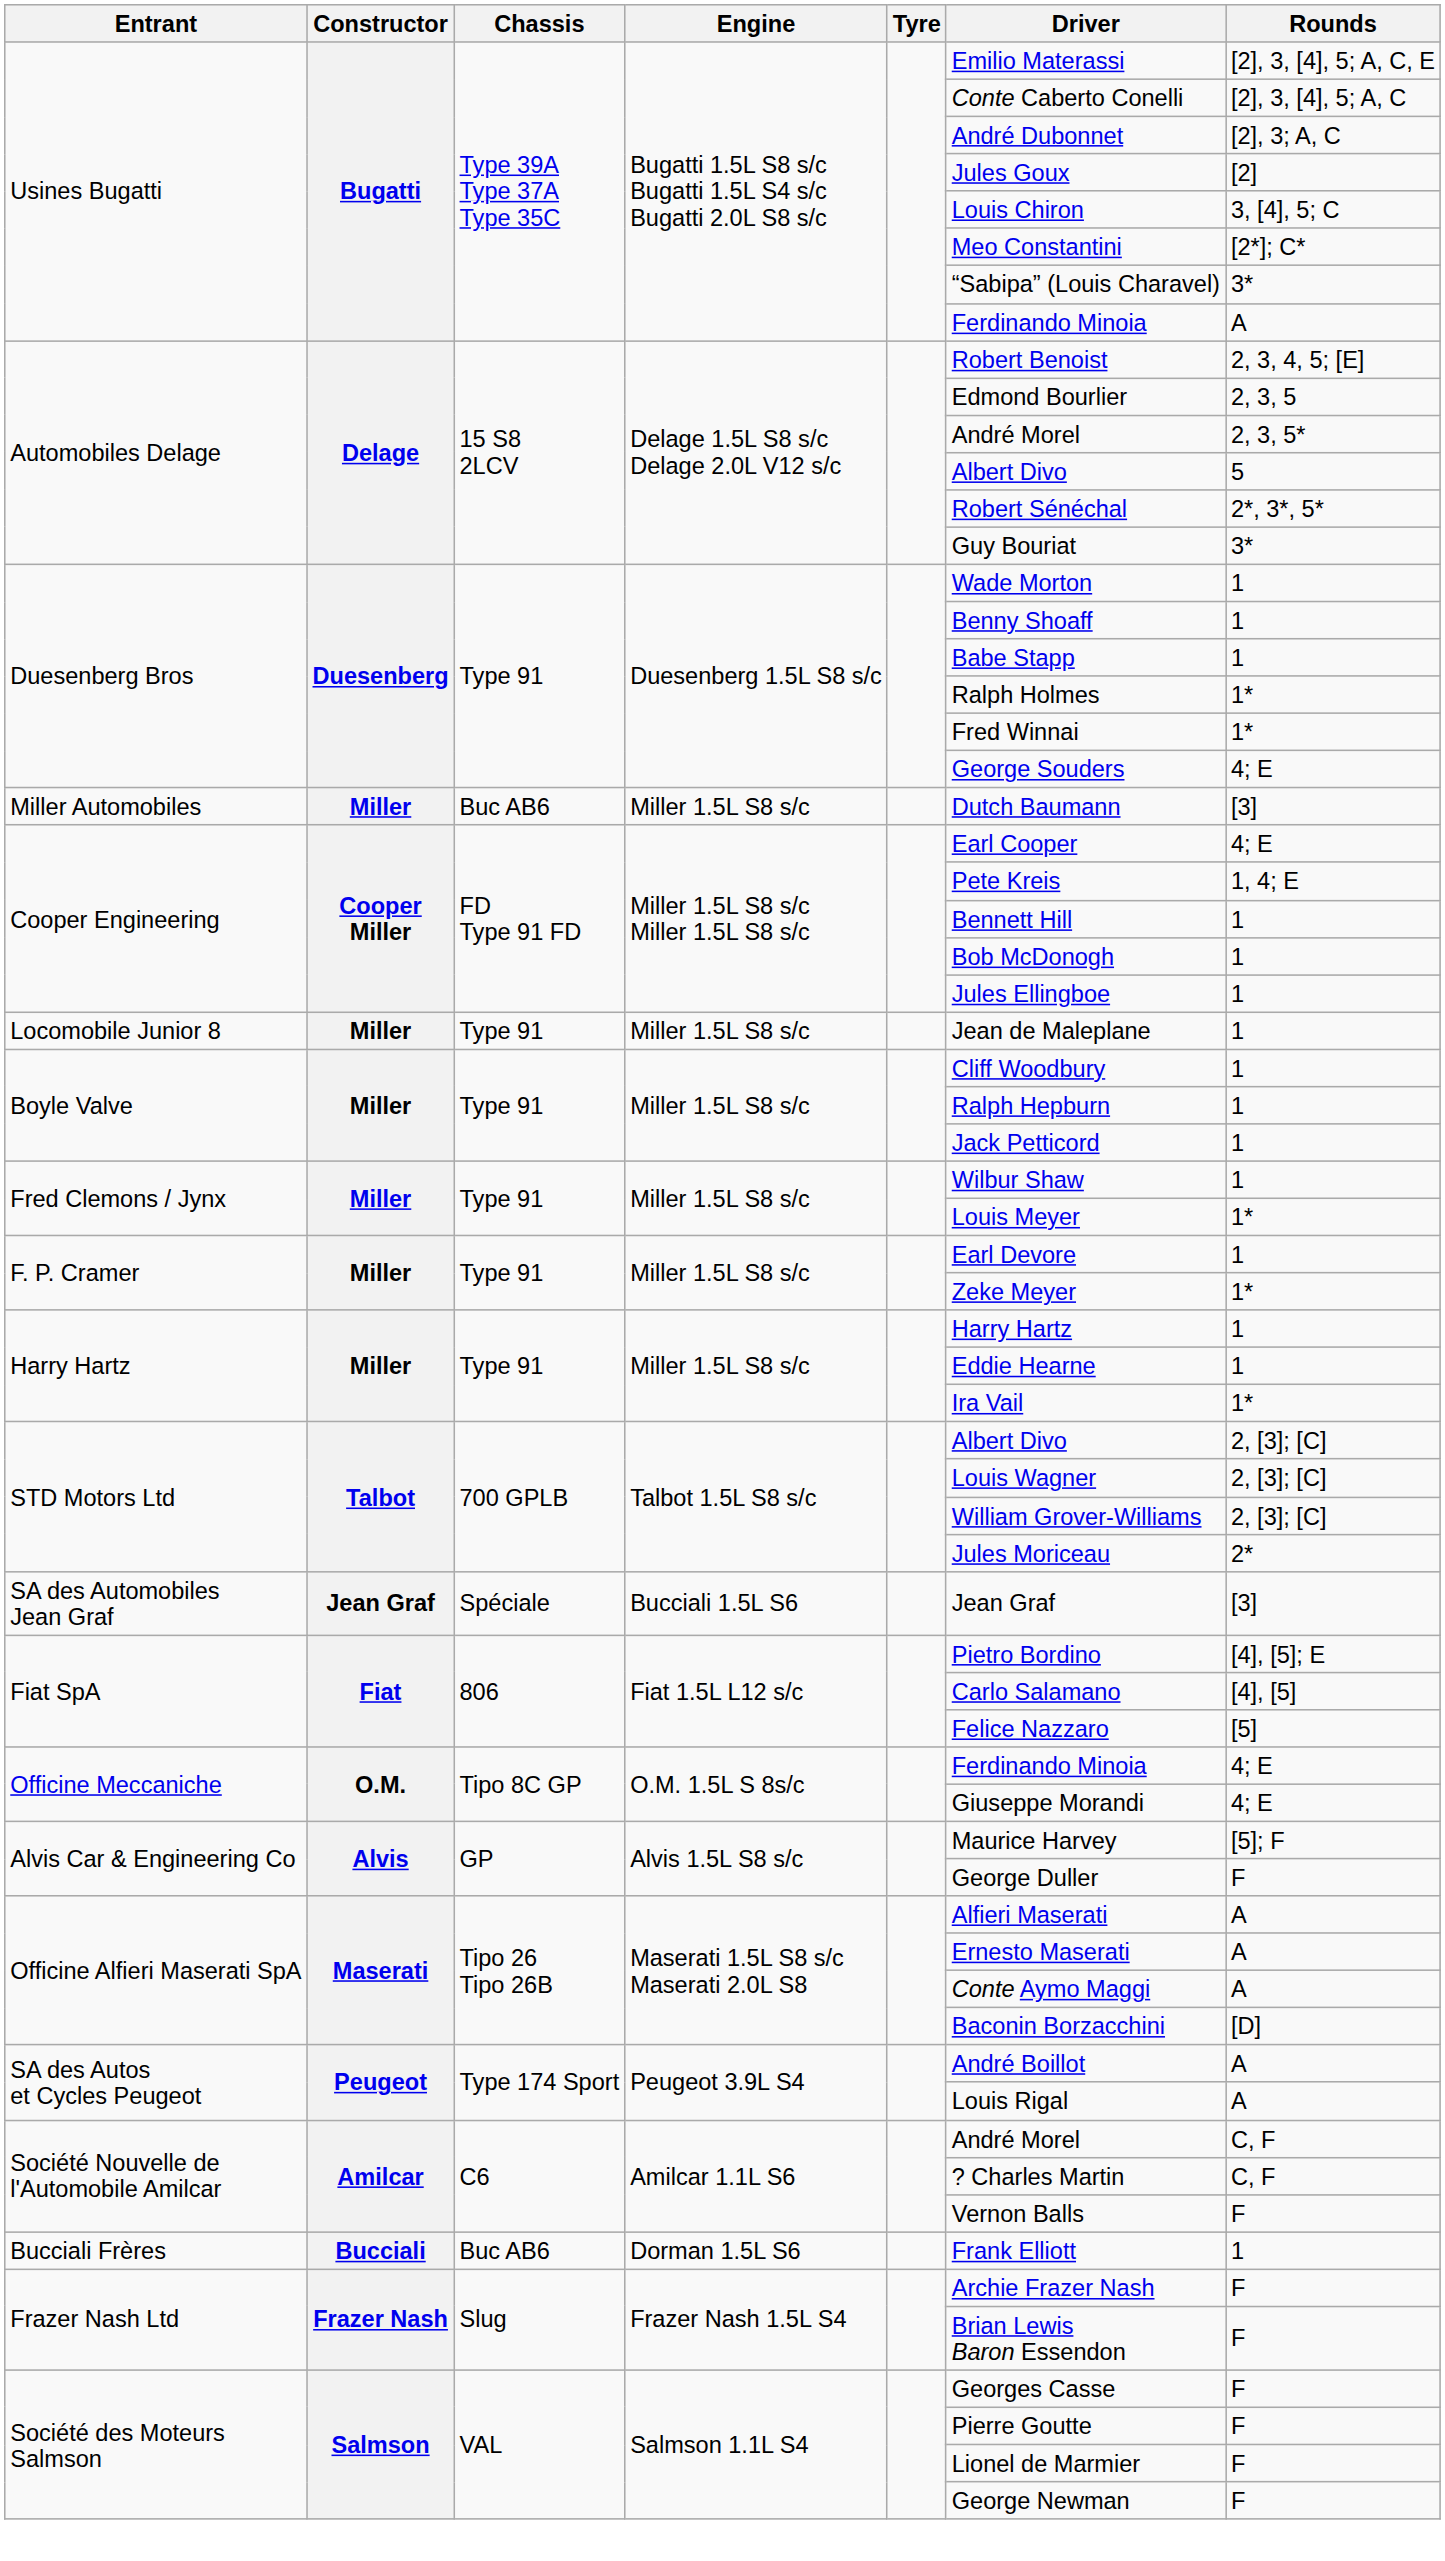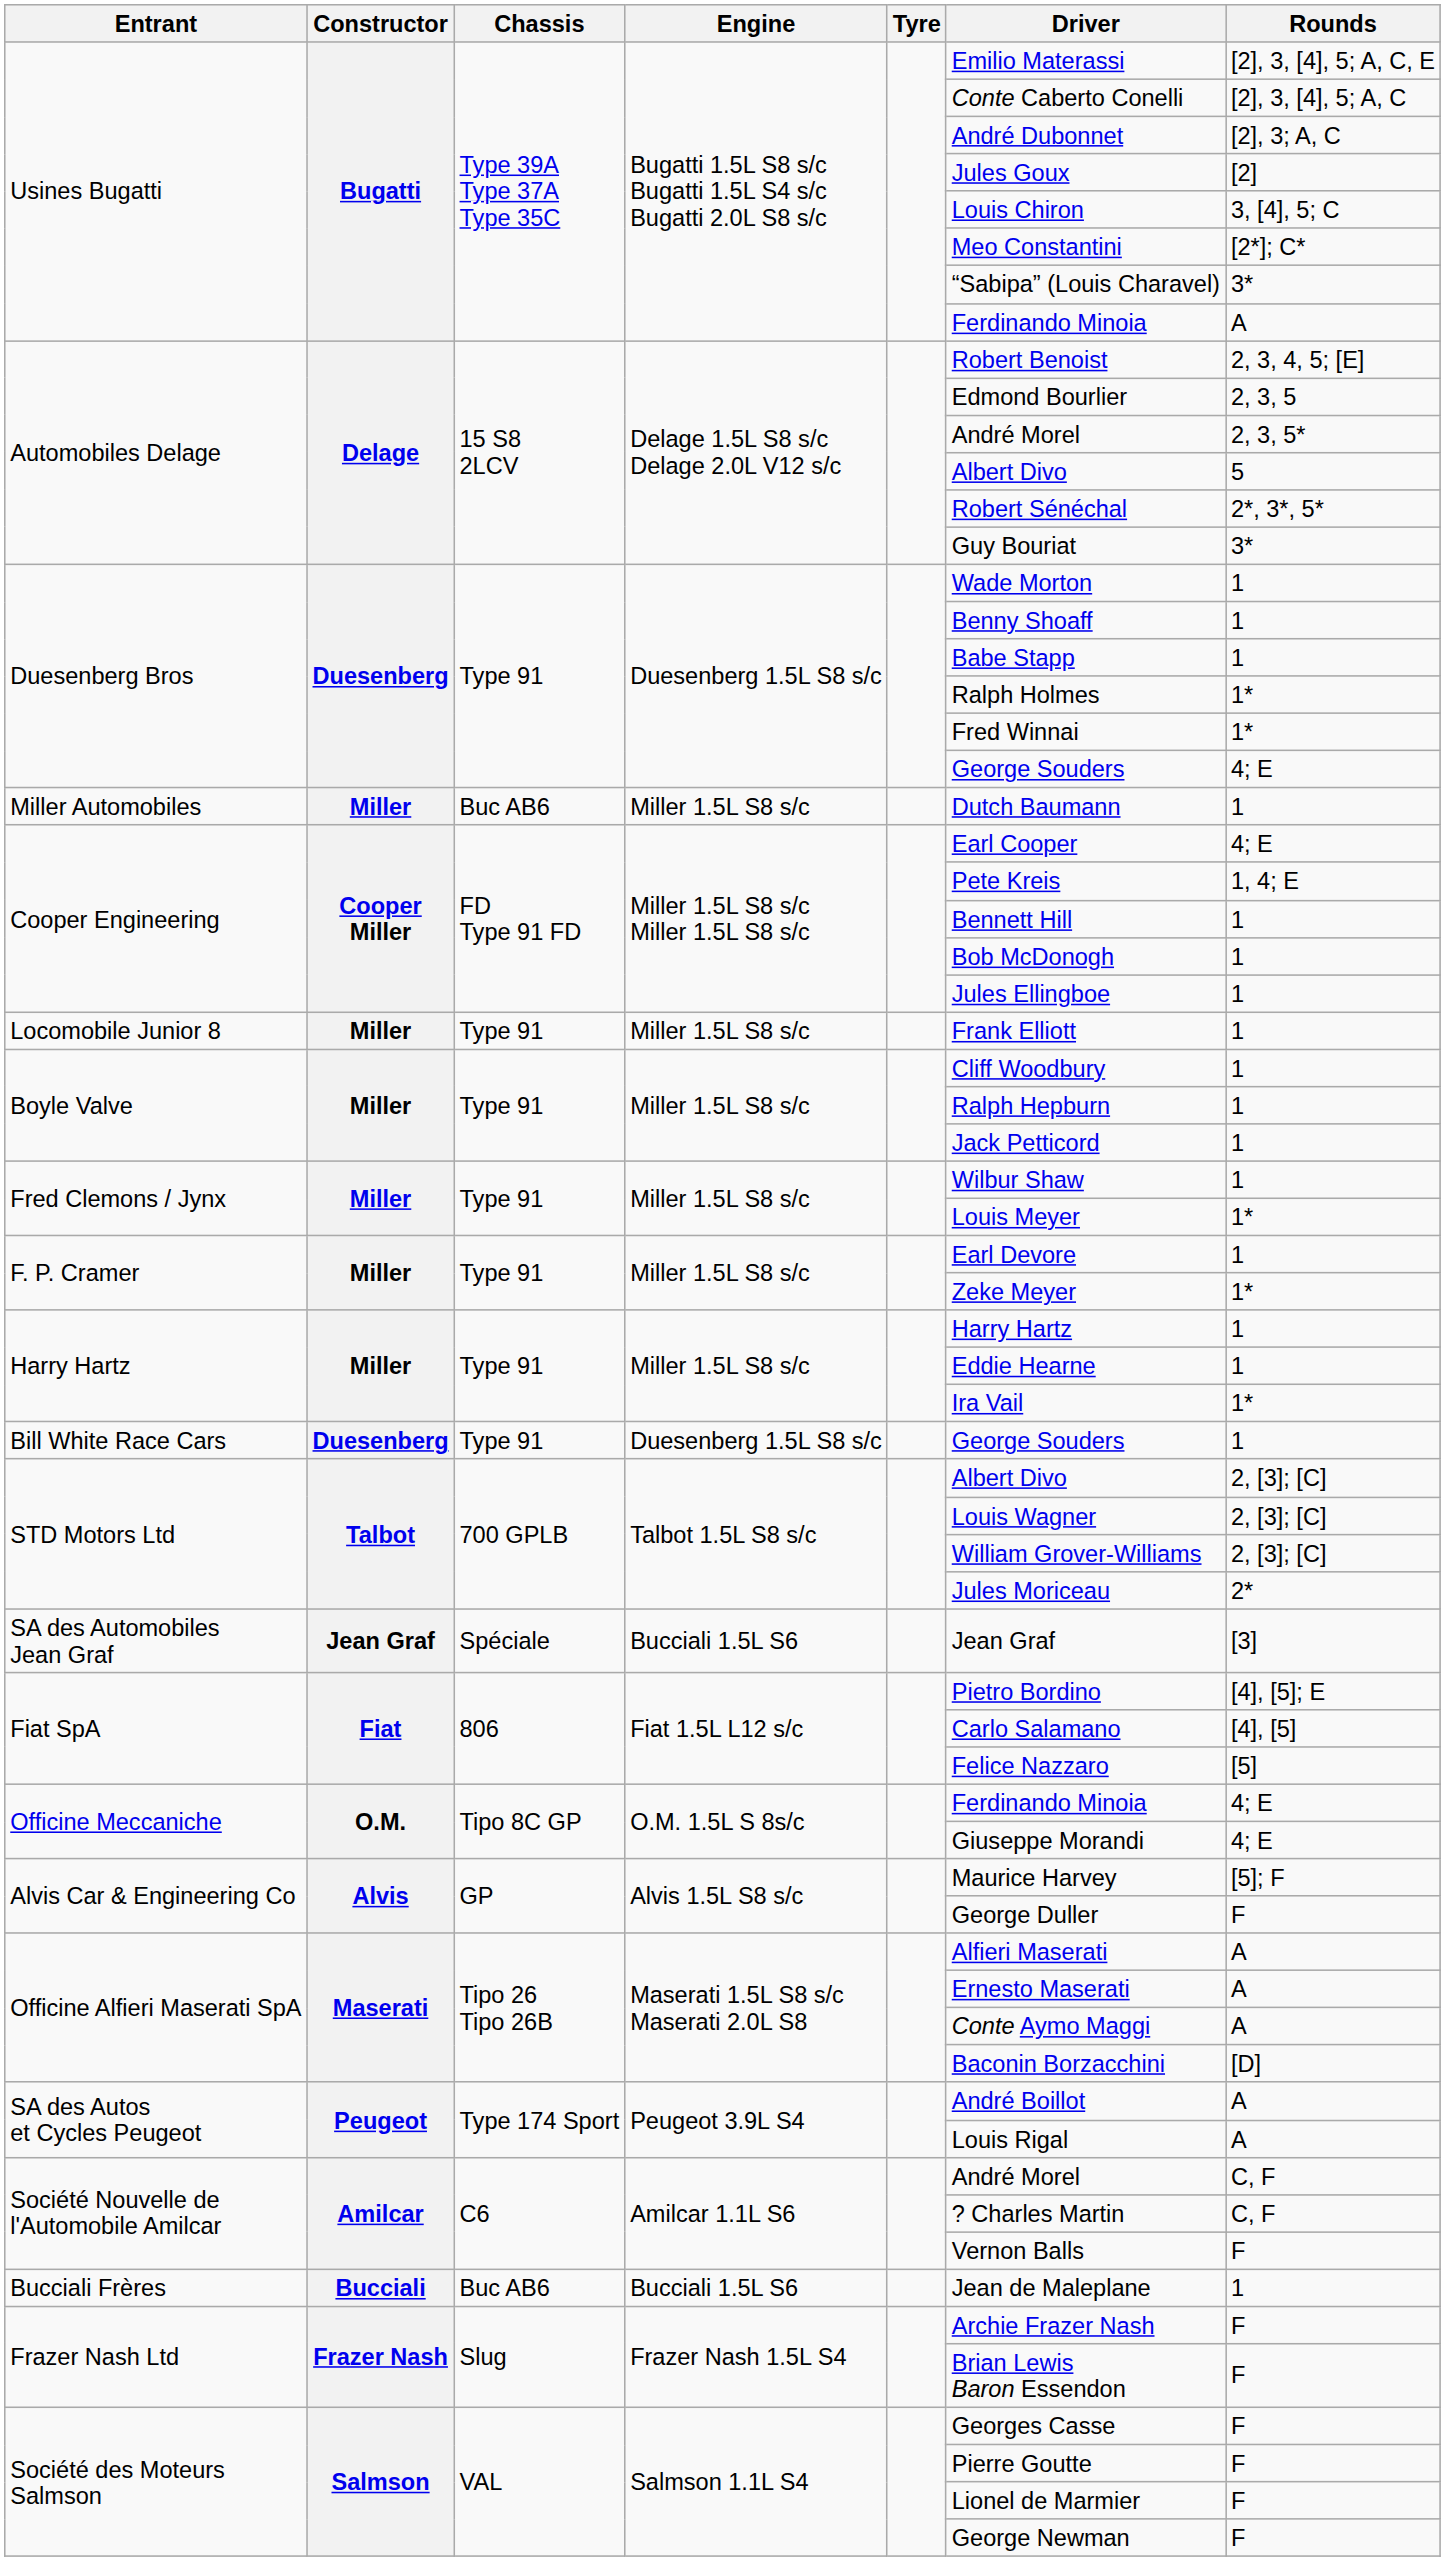(1244, 807) [3] -> (1237, 807) 1
(1051, 1031) Jean de Maleplane -> (1014, 1031) Frank Elliott
+ row: (118, 1441)
(715, 2250) Dorman 1.5L S6 -> (714, 2288) Bucciali 1.5L S6
(1014, 2250) Frank Elliott -> (1051, 2288) Jean de Maleplane
